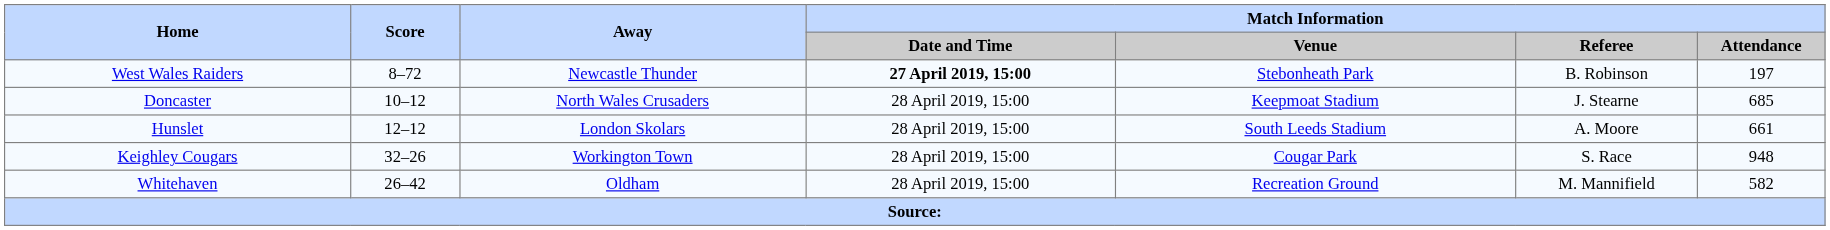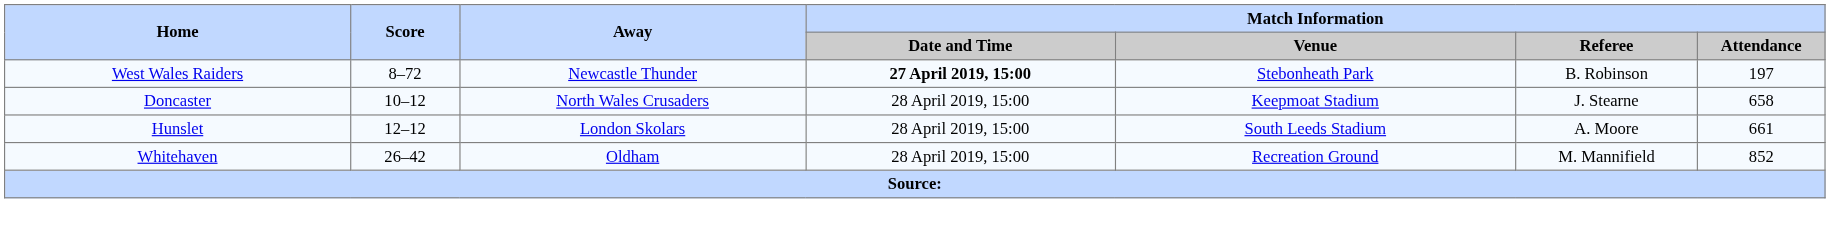(1761, 101) 685 -> (1761, 101) 658
- row: (178, 156)
(1761, 183) 582 -> (1761, 156) 852
